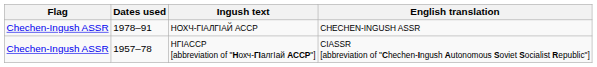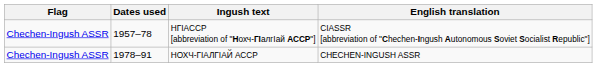rows swapped: (214, 28) <-> (243, 50)
